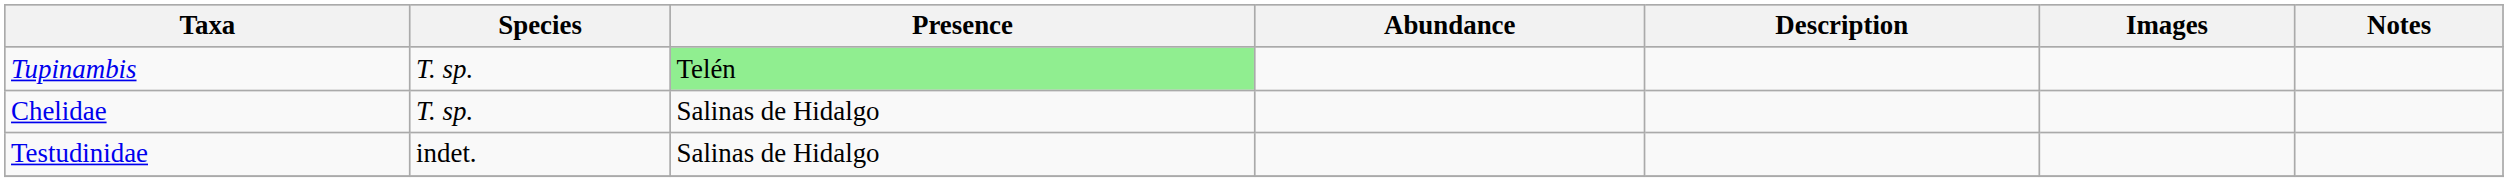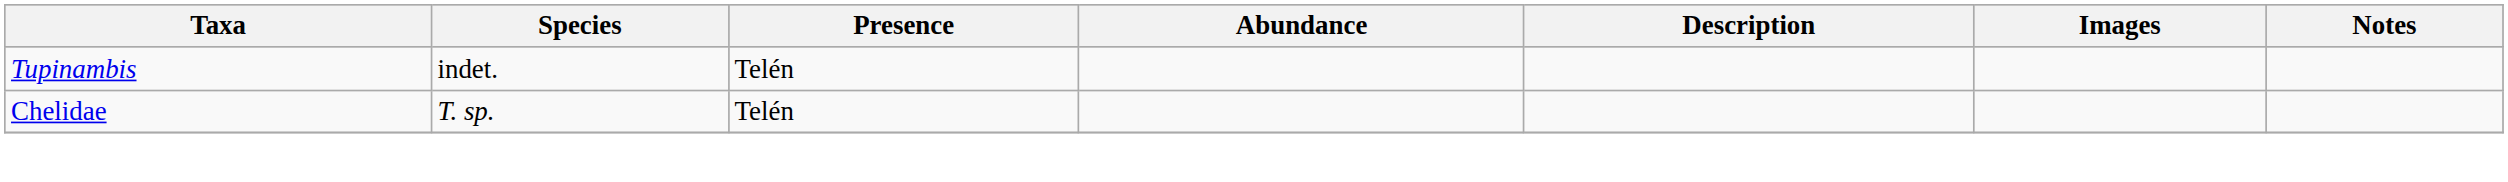(445, 68) T. sp. -> (468, 68) indet.
(706, 68) lightgreen background -> (764, 68) no background
(778, 111) Salinas de Hidalgo -> (764, 111) Telén
- row: (80, 153)
